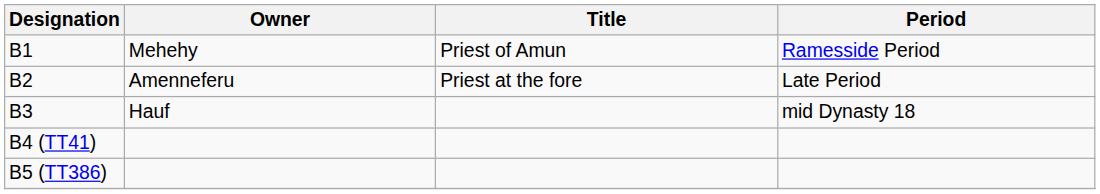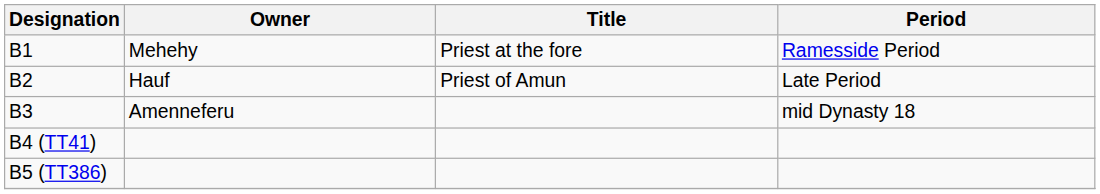(503, 50) Priest of Amun -> (511, 50) Priest at the fore
(182, 81) Amenneferu -> (149, 81) Hauf
(511, 81) Priest at the fore -> (503, 81) Priest of Amun
(149, 111) Hauf -> (182, 111) Amenneferu
